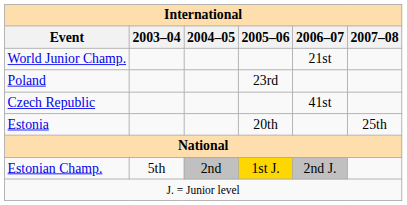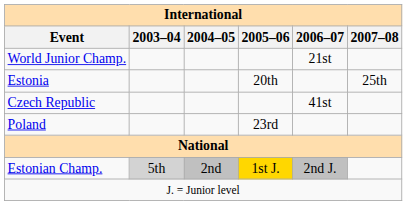rows swapped: (28, 124) <-> (27, 80)
(157, 168) no background -> (157, 168) lightgrey background
